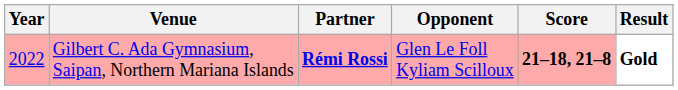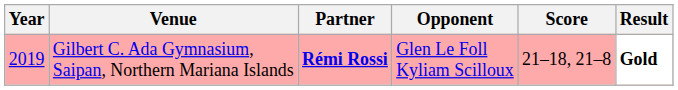(27, 59) 2022 -> (27, 59) 2019
(567, 59) bold -> (567, 59) normal
